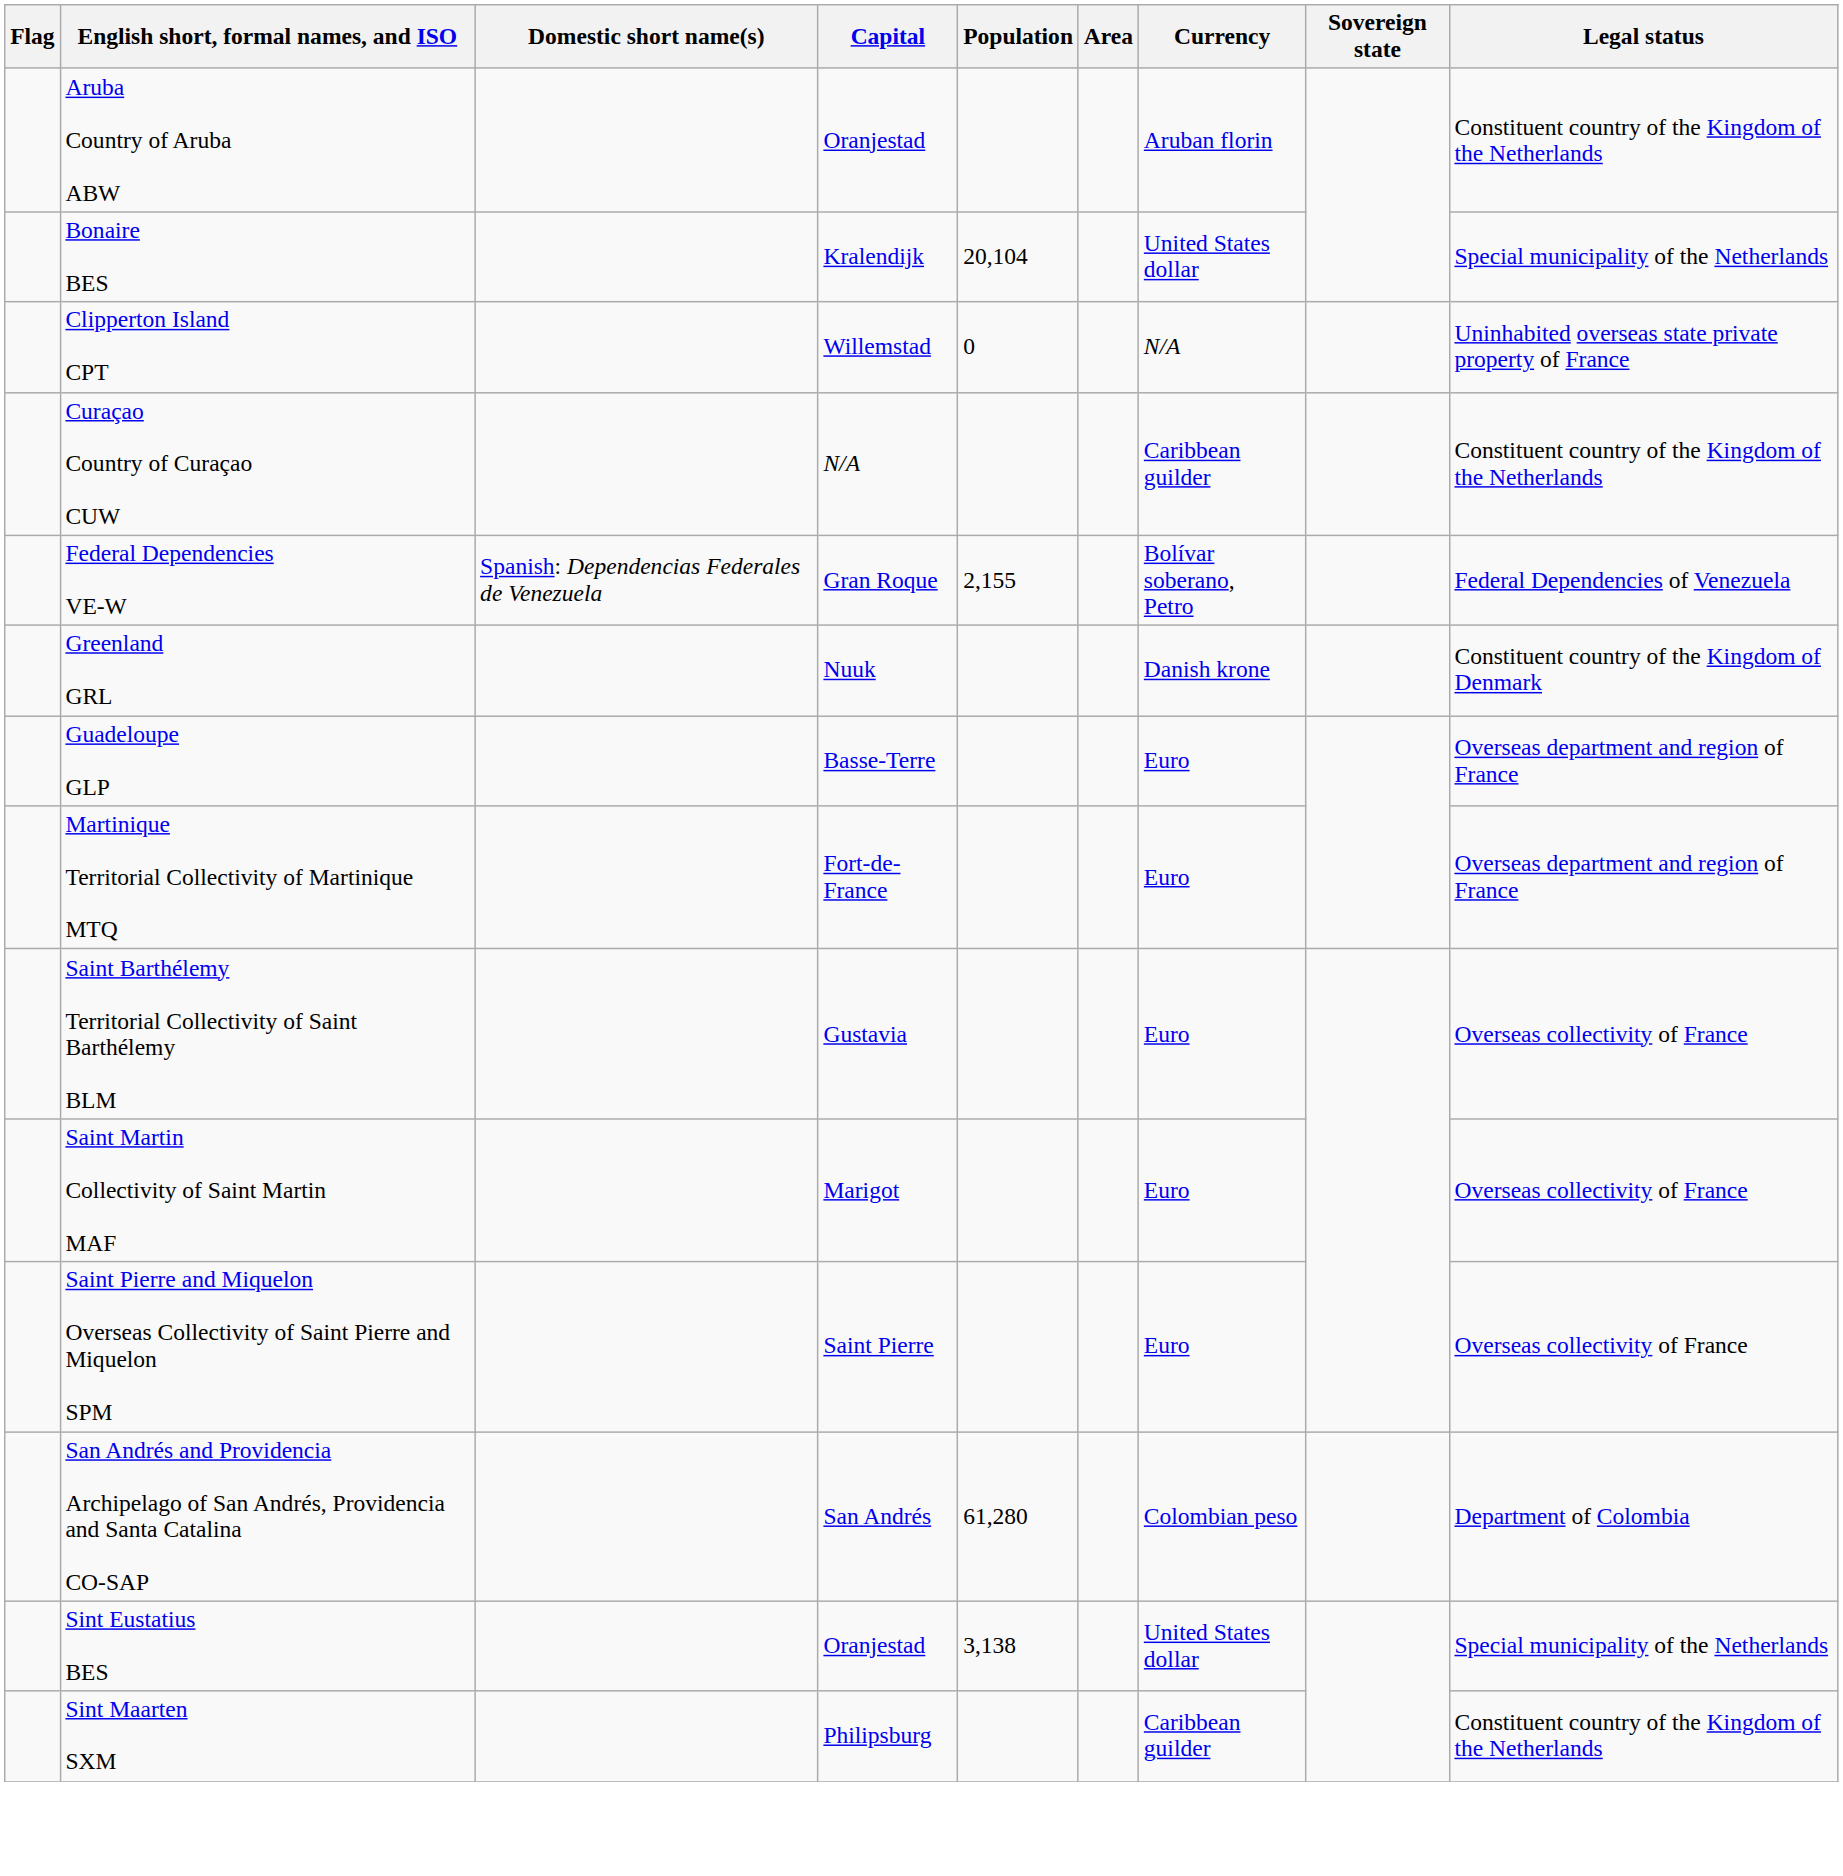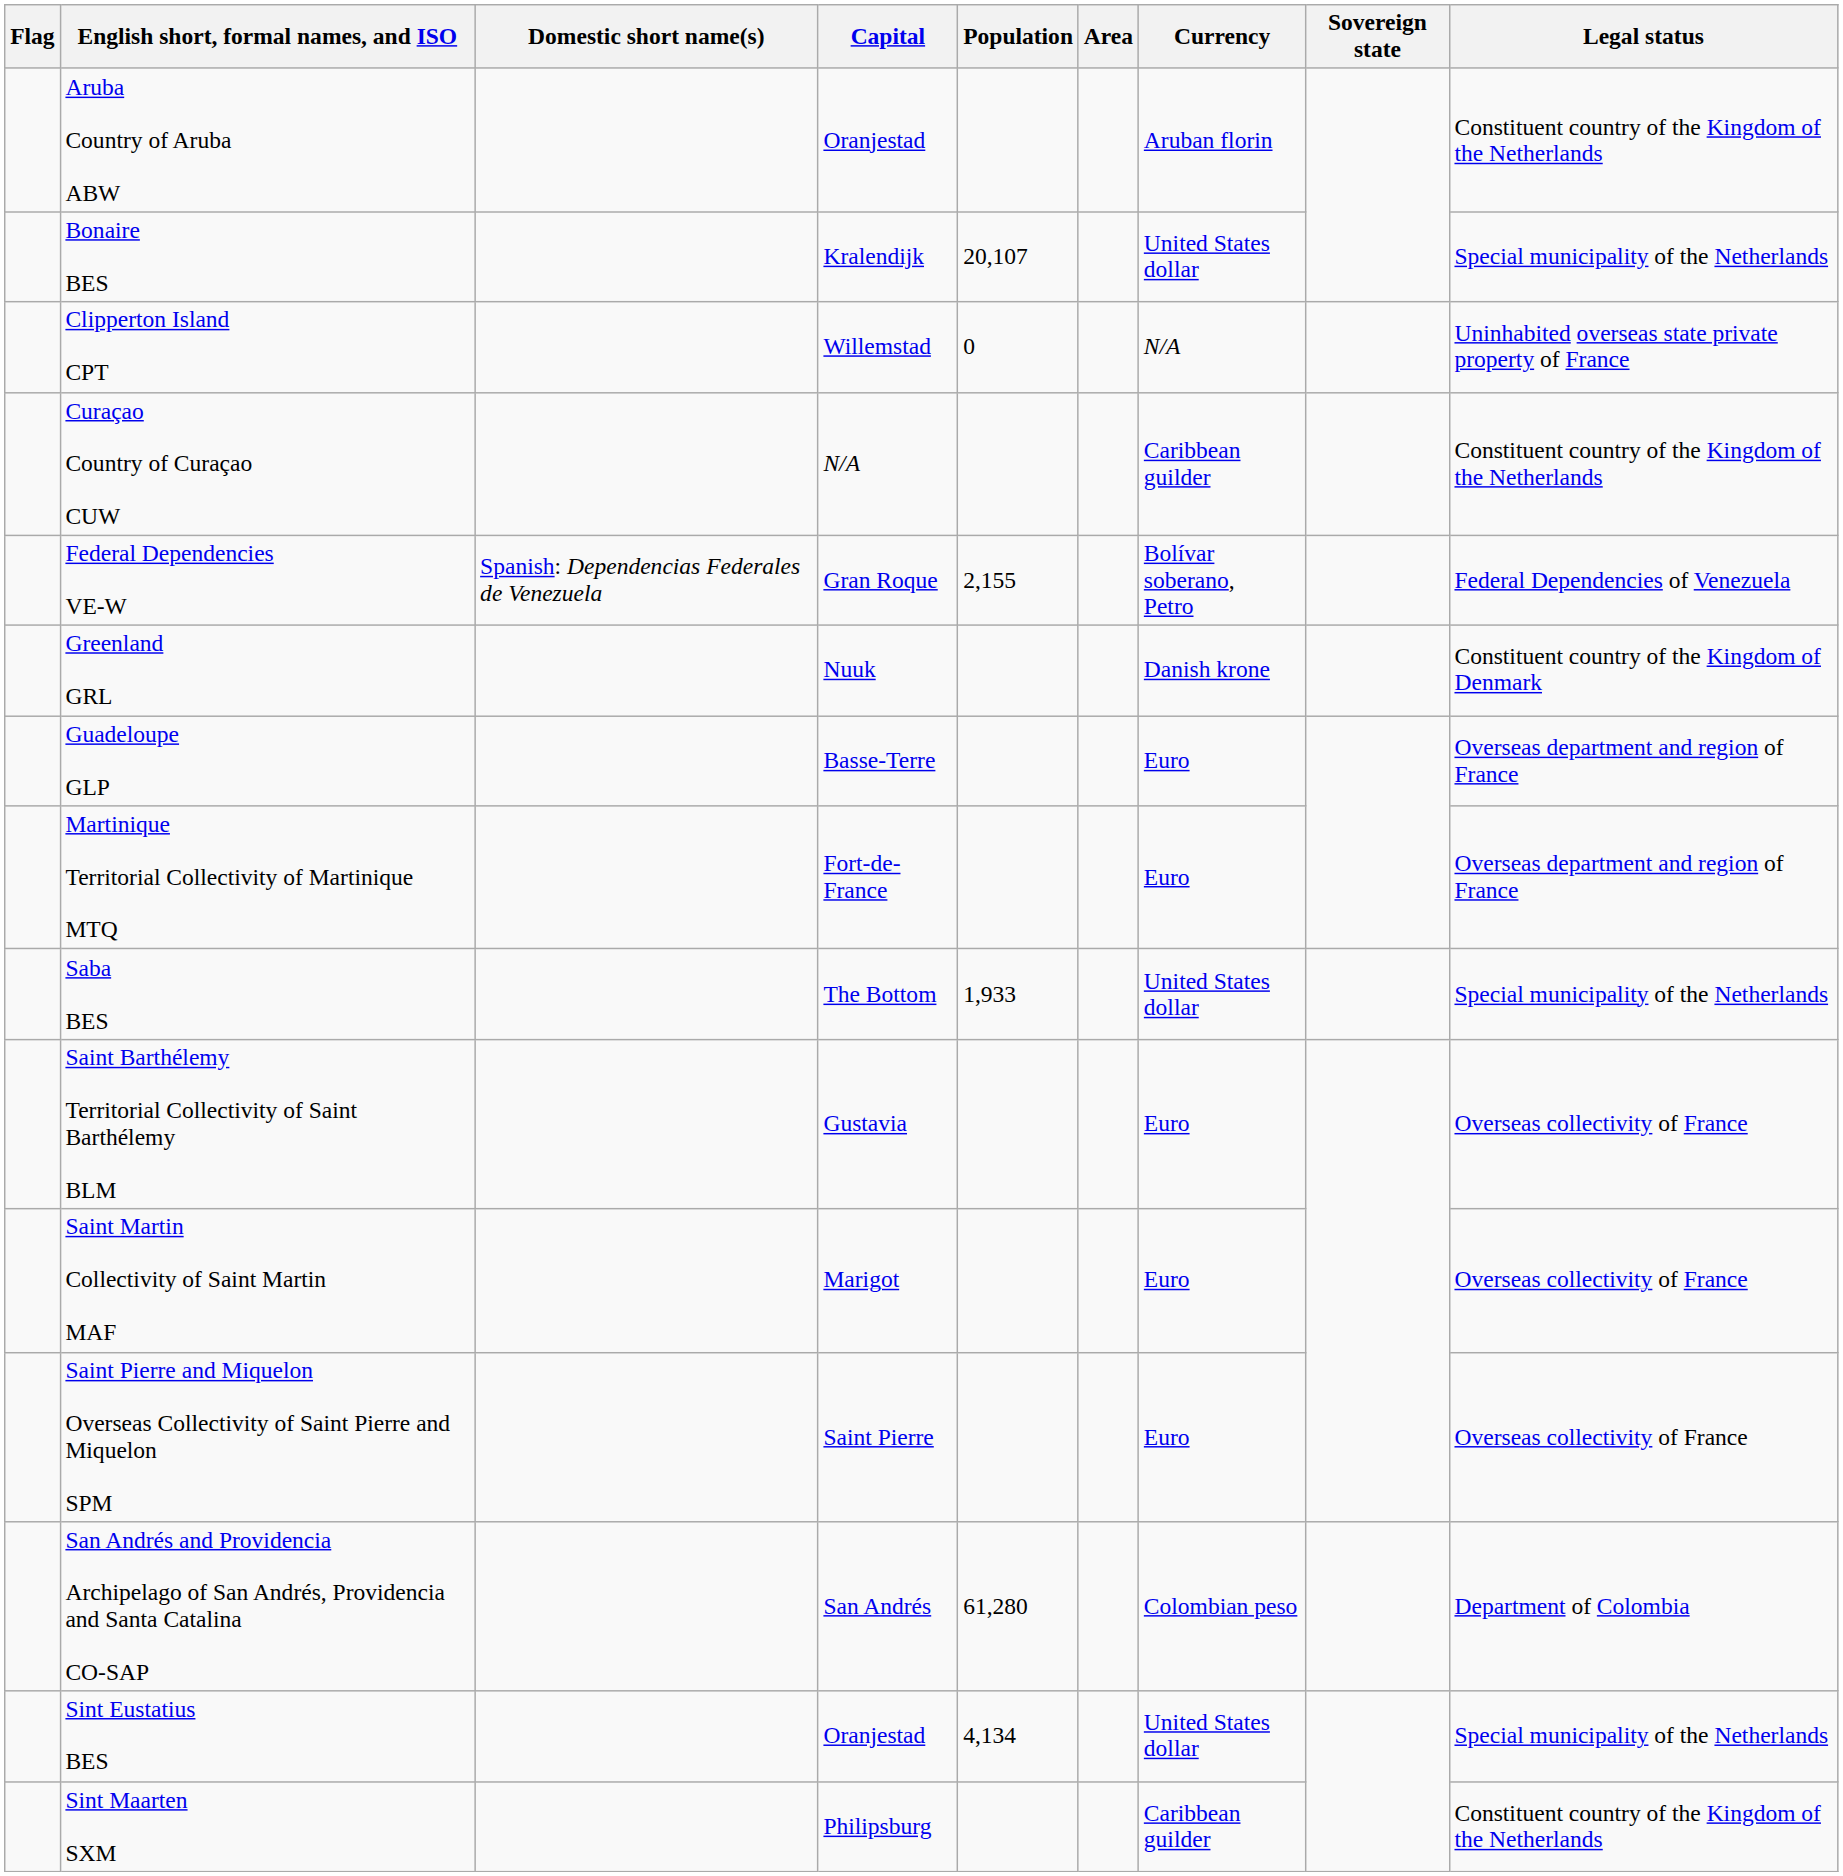(996, 256) 20,104 -> (996, 256) 20,107
+ row: (88, 993)
(990, 1645) 3,138 -> (990, 1736) 4,134
